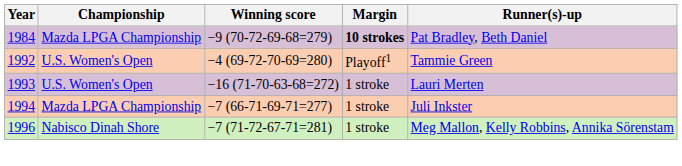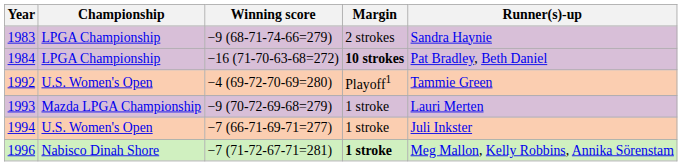+ row: (21, 37)
(121, 37) Mazda LPGA Championship -> (101, 59) LPGA Championship
(270, 37) −9 (70-72-69-68=279) -> (273, 59) −16 (71-70-63-68=272)
(97, 84) U.S. Women's Open -> (121, 106) Mazda LPGA Championship
(273, 84) −16 (71-70-63-68=272) -> (270, 106) −9 (70-72-69-68=279)
(121, 106) Mazda LPGA Championship -> (97, 128) U.S. Women's Open
(367, 128) normal -> (369, 150) bold
